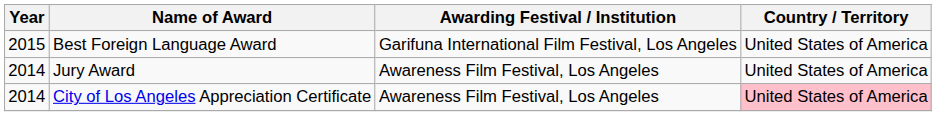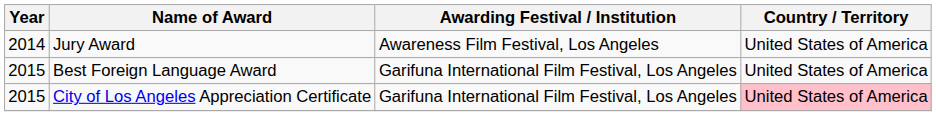rows swapped: (94, 70) <-> (165, 44)
(27, 96) 2014 -> (27, 96) 2015
(519, 96) Awareness Film Festival, Los Angeles -> (558, 96) Garifuna International Film Festival, Los Angeles
